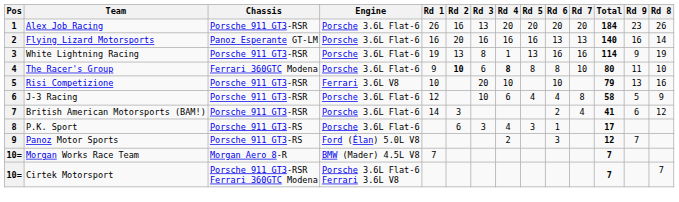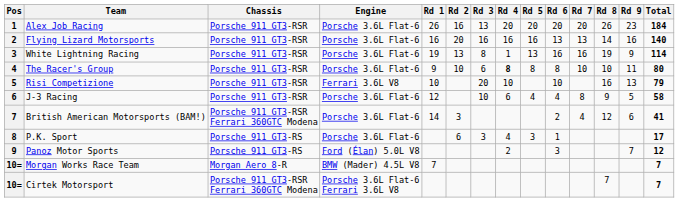columns swapped: (661, 11) <-> (609, 11)
(264, 40) Panoz Esperante GT-LM -> (259, 40) Porsche 911 GT3-RSR
(264, 69) Ferrari 360GTC Modena -> (259, 69) Porsche 911 GT3-RSR
(459, 69) bold -> (459, 69) normal
(259, 112) Porsche 911 GT3-RSR -> (264, 117) Porsche 911 GT3-RSR Ferrari 360GTC Modena
